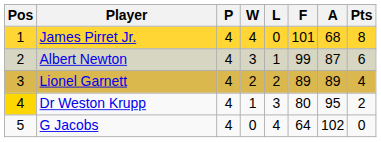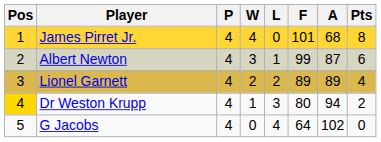(333, 103) 95 -> (333, 103) 94
